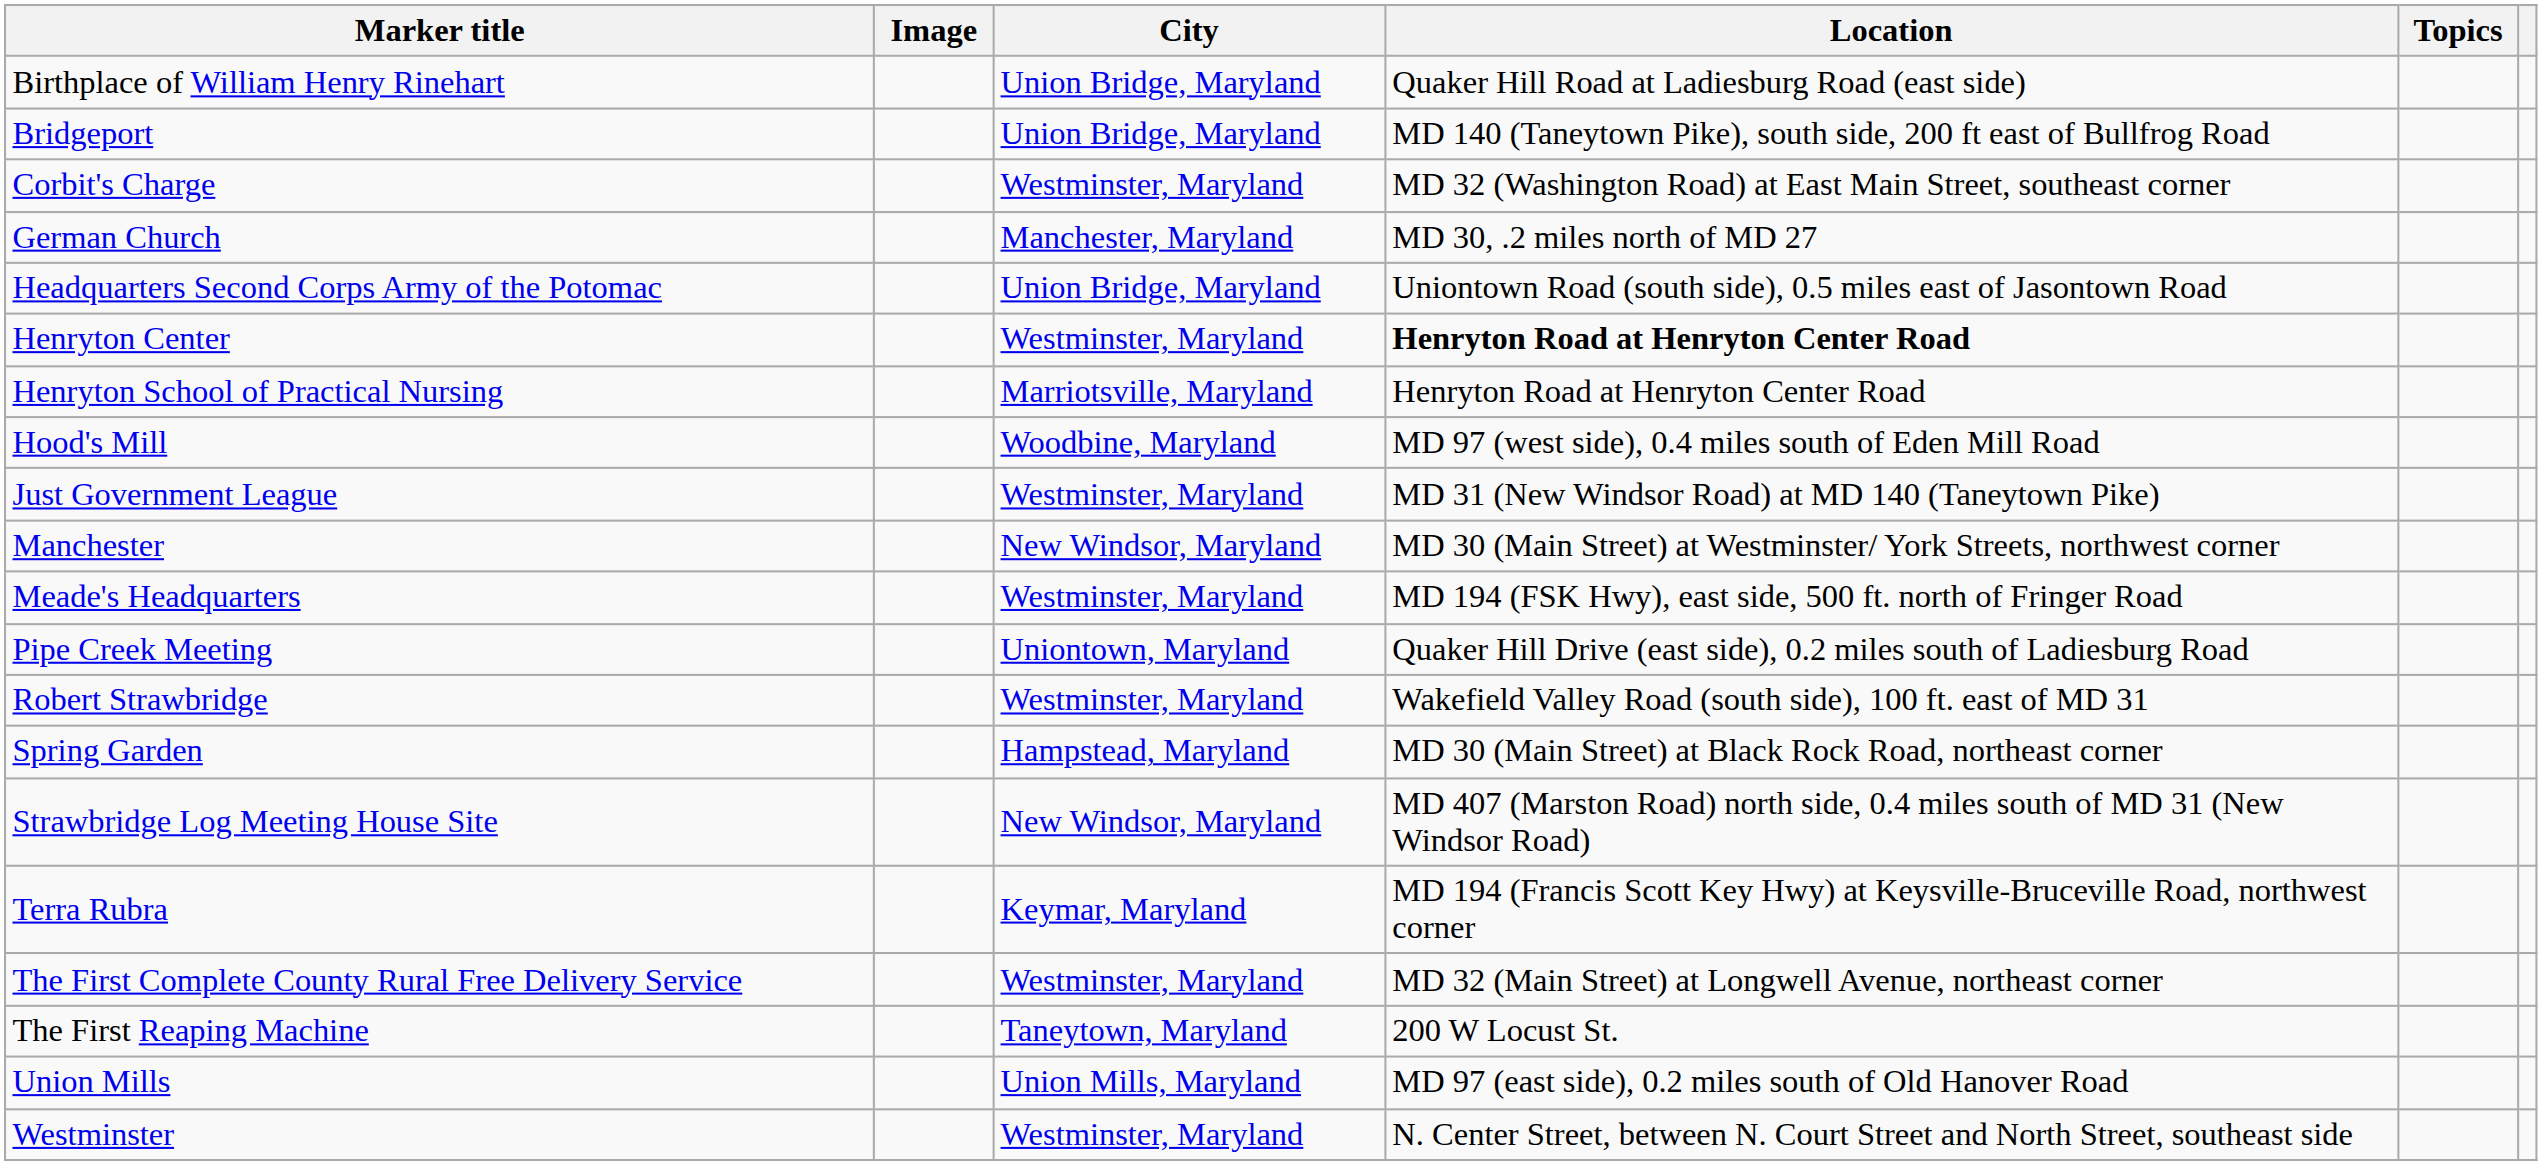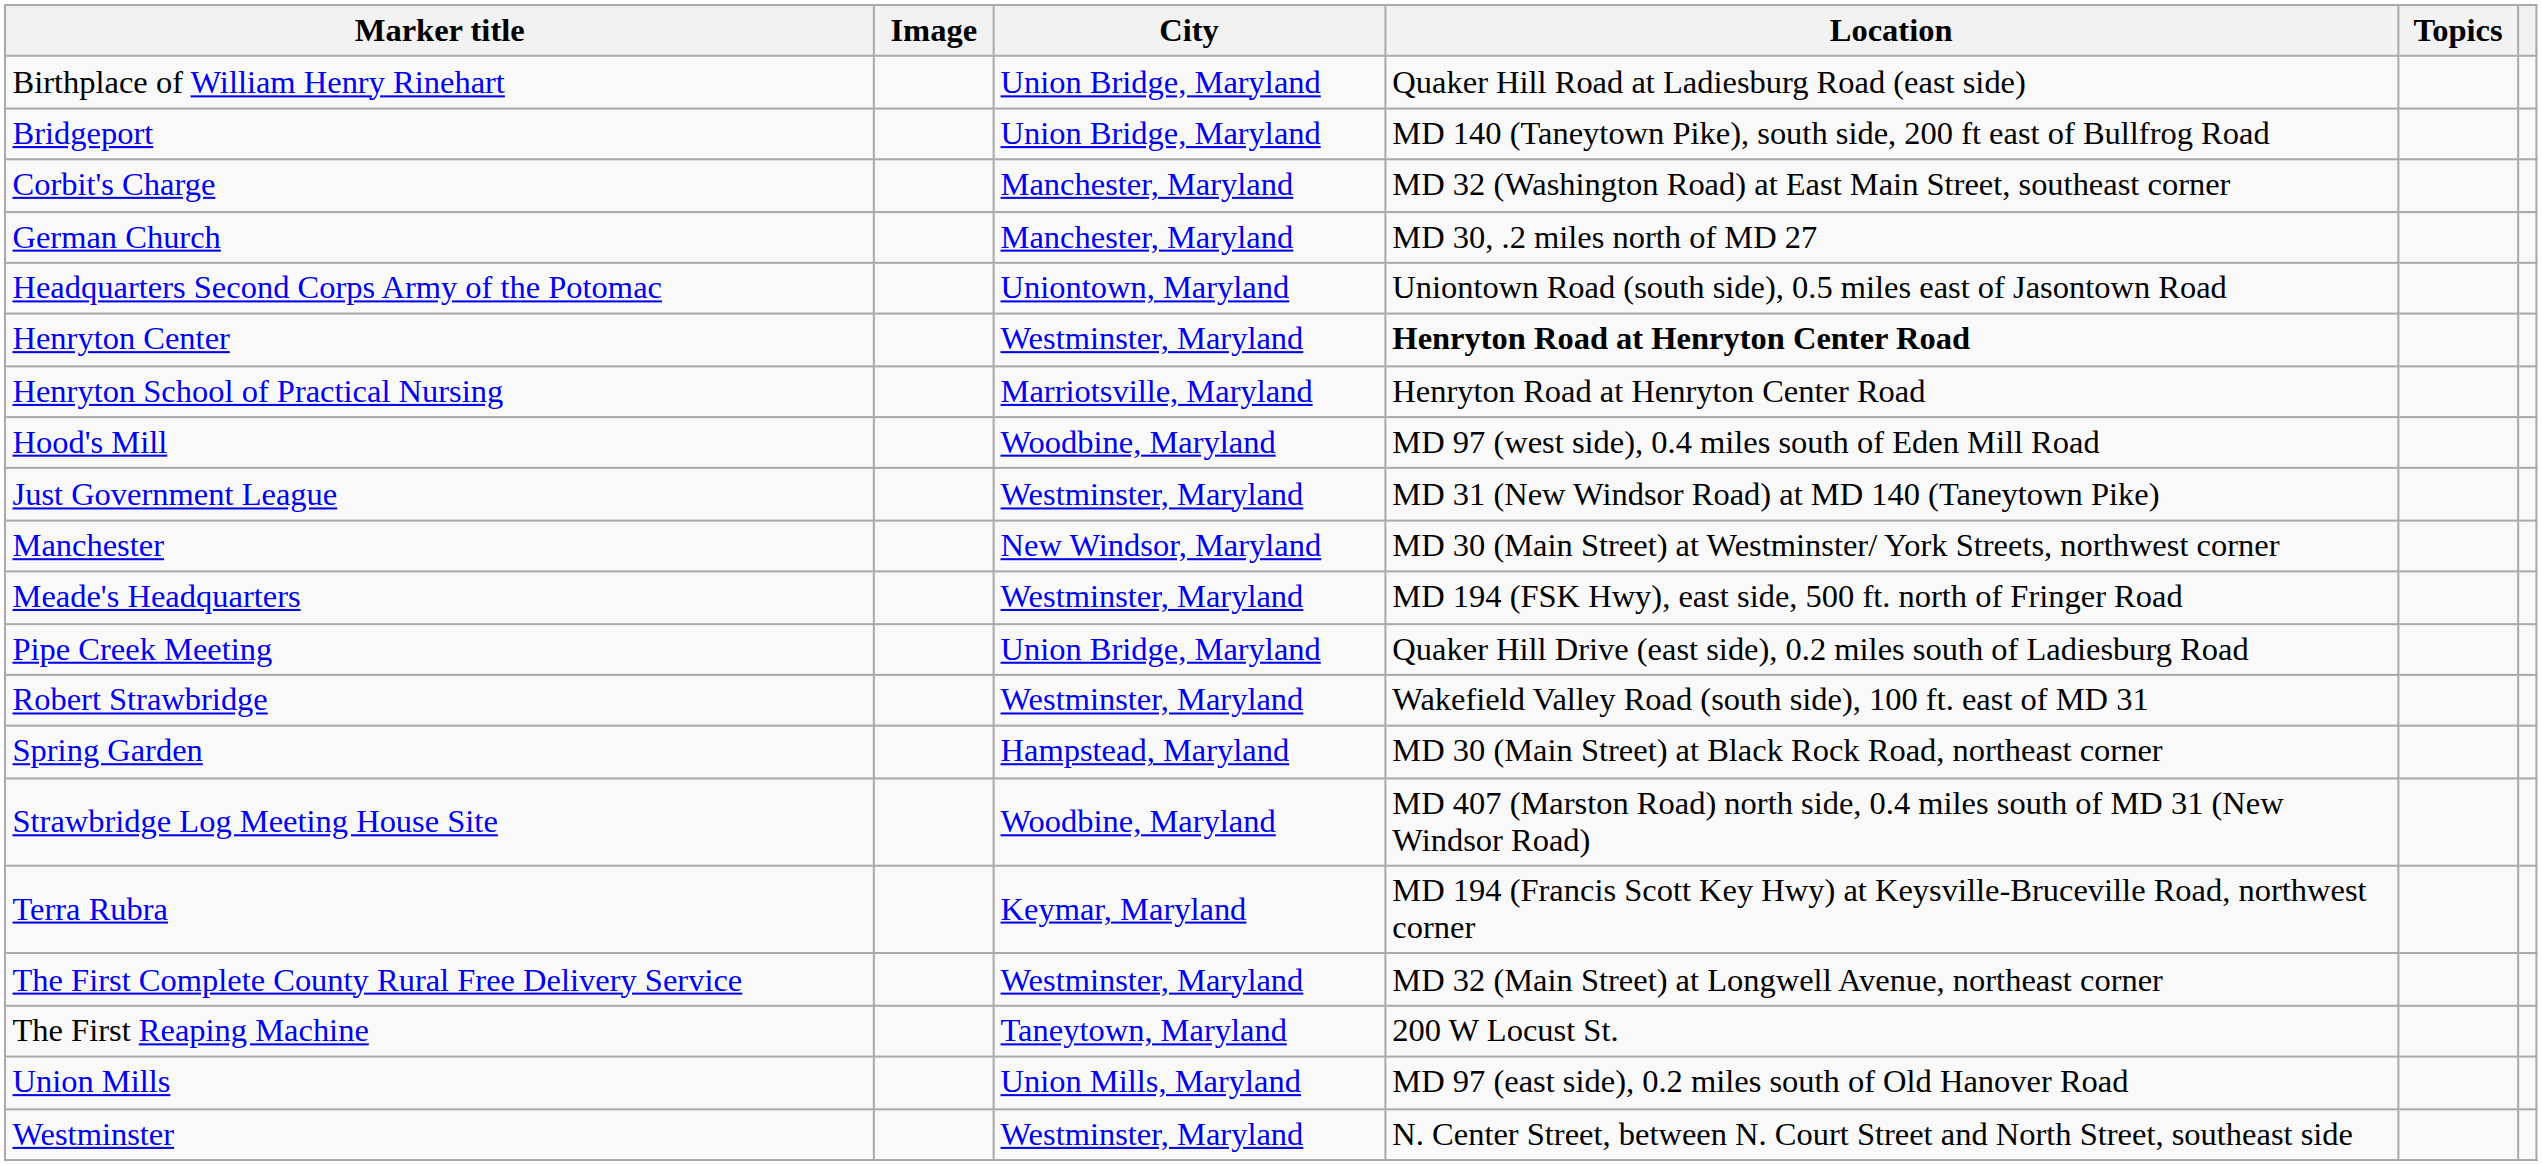(1152, 184) Westminster, Maryland -> (1147, 184) Manchester, Maryland
(1161, 287) Union Bridge, Maryland -> (1145, 287) Uniontown, Maryland
(1145, 648) Uniontown, Maryland -> (1161, 648) Union Bridge, Maryland
(1161, 821) New Windsor, Maryland -> (1138, 821) Woodbine, Maryland
